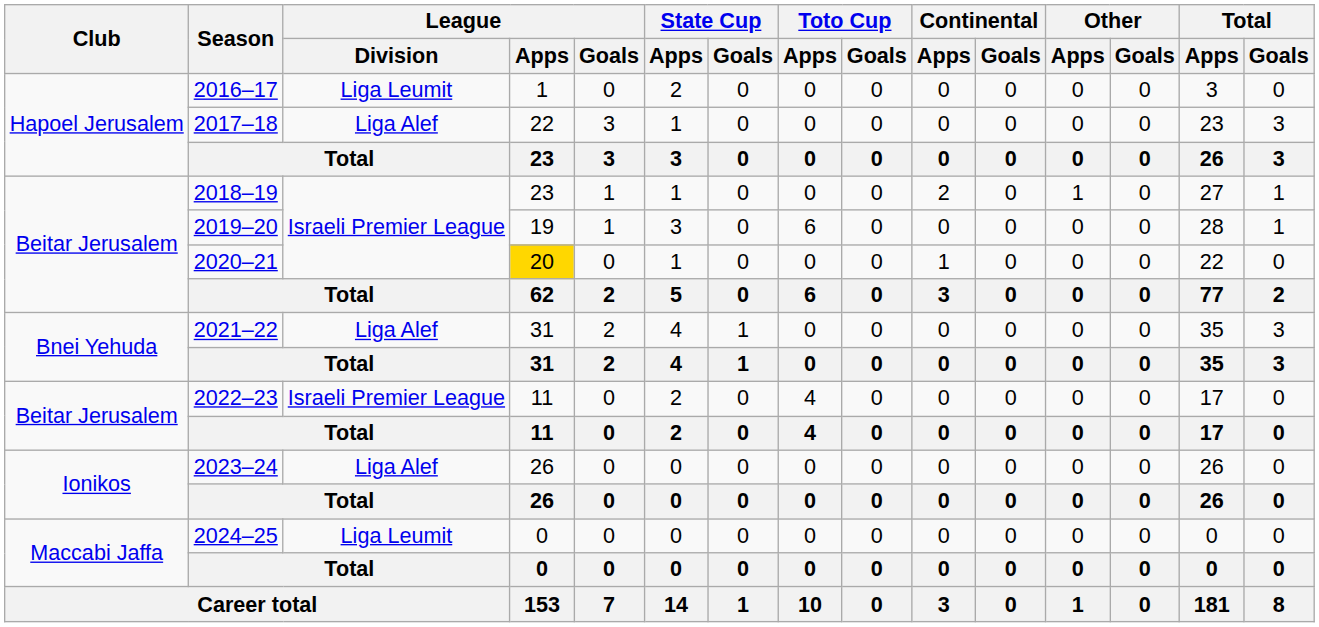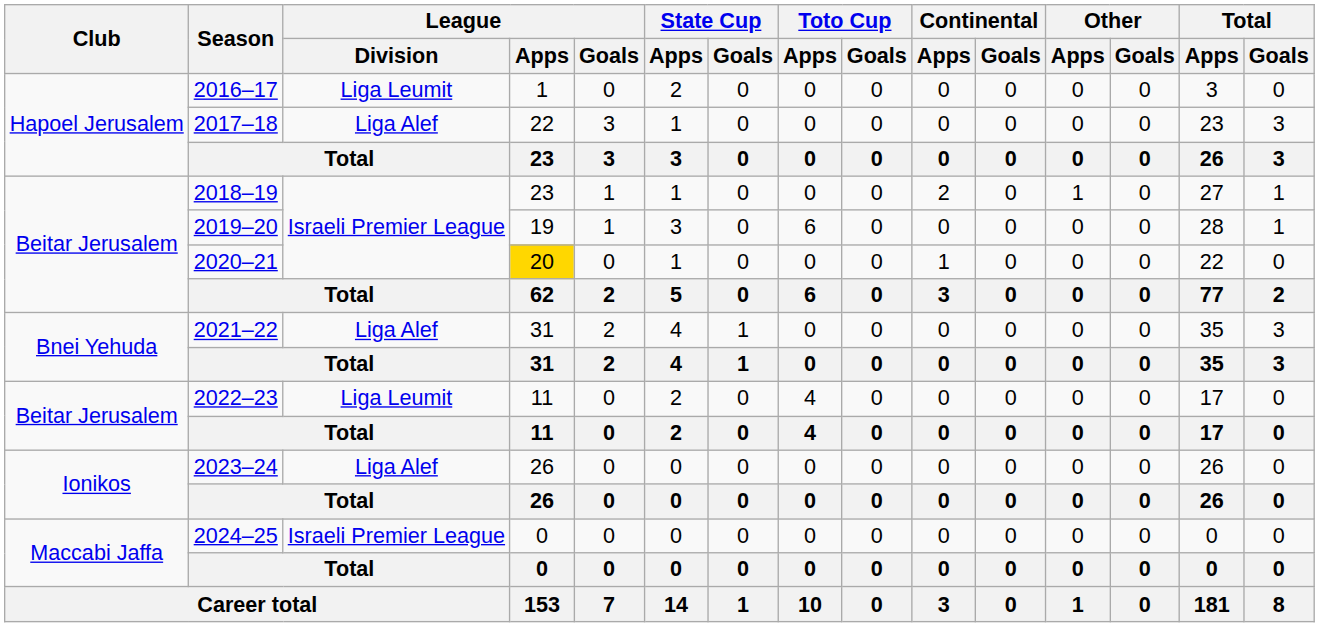(396, 398) Israeli Premier League -> (396, 398) Liga Leumit
(396, 535) Liga Leumit -> (396, 535) Israeli Premier League
